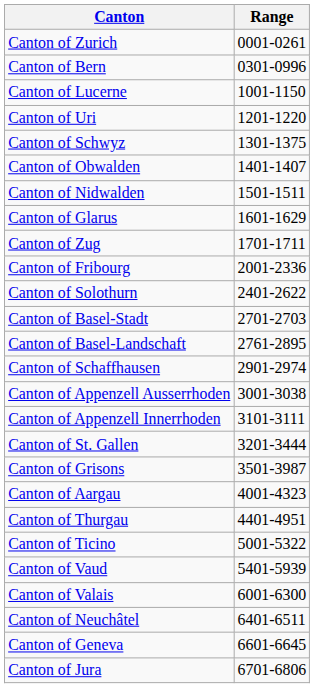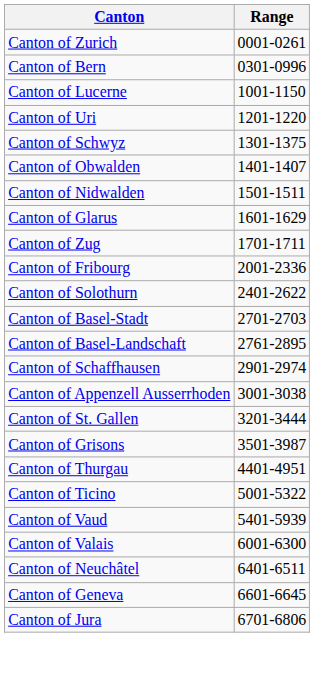- row: (114, 419)
- row: (64, 494)
